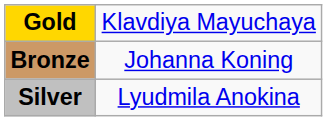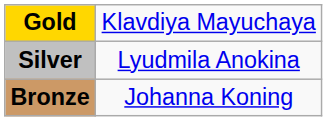rows swapped: (50, 97) <-> (50, 60)
